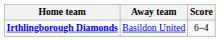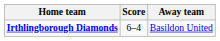columns swapped: (201, 12) <-> (154, 12)
